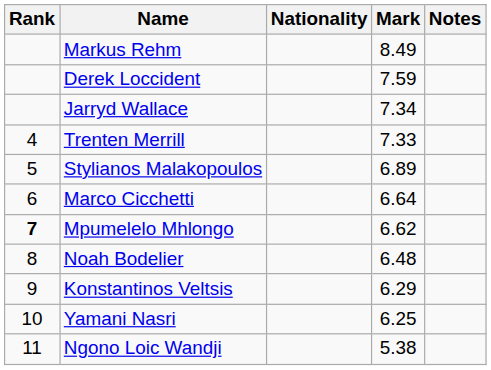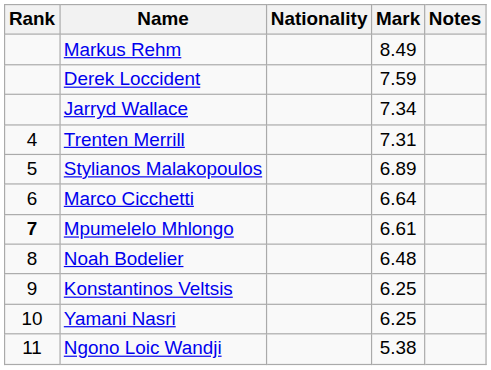(398, 139) 7.33 -> (398, 139) 7.31
(398, 229) 6.62 -> (398, 229) 6.61
(398, 288) 6.29 -> (398, 288) 6.25
